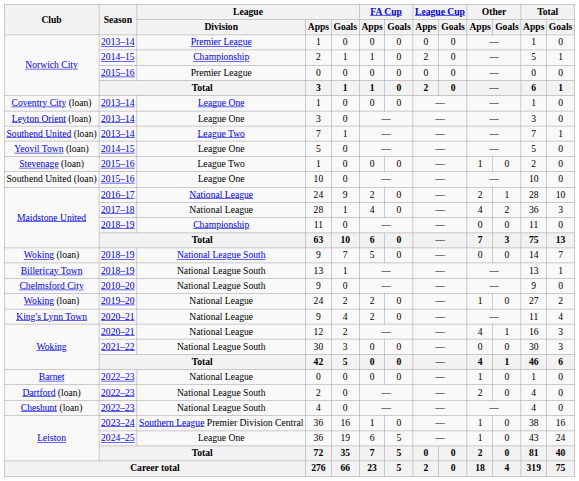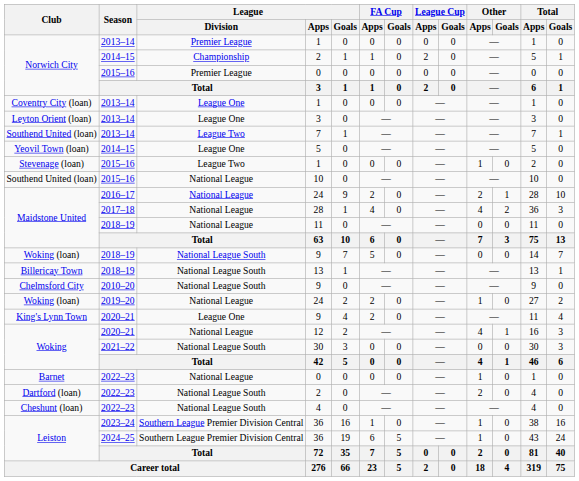(221, 179) League One -> (221, 179) National League
(221, 225) Championship -> (221, 225) National League
(221, 316) National League -> (221, 316) League One
(221, 438) League One -> (221, 438) Southern League Premier Division Central
